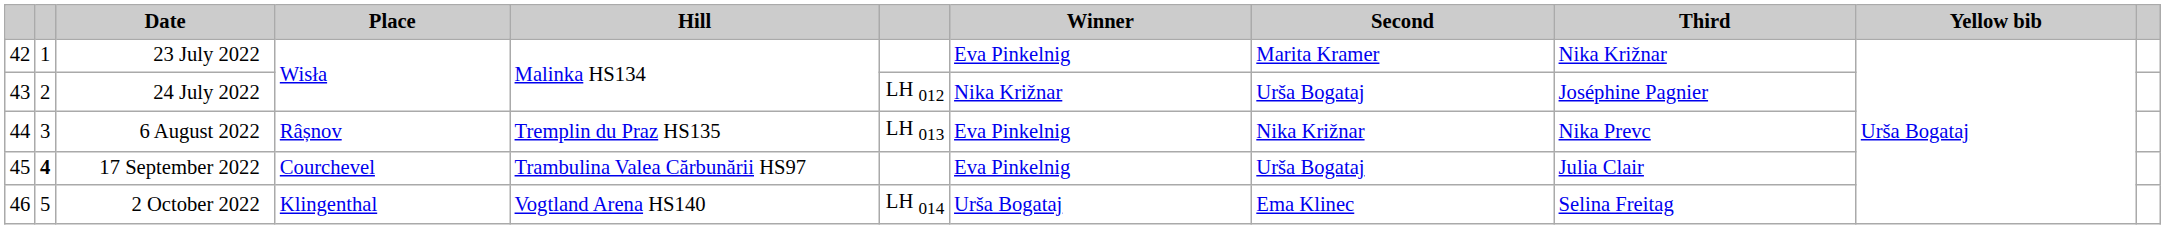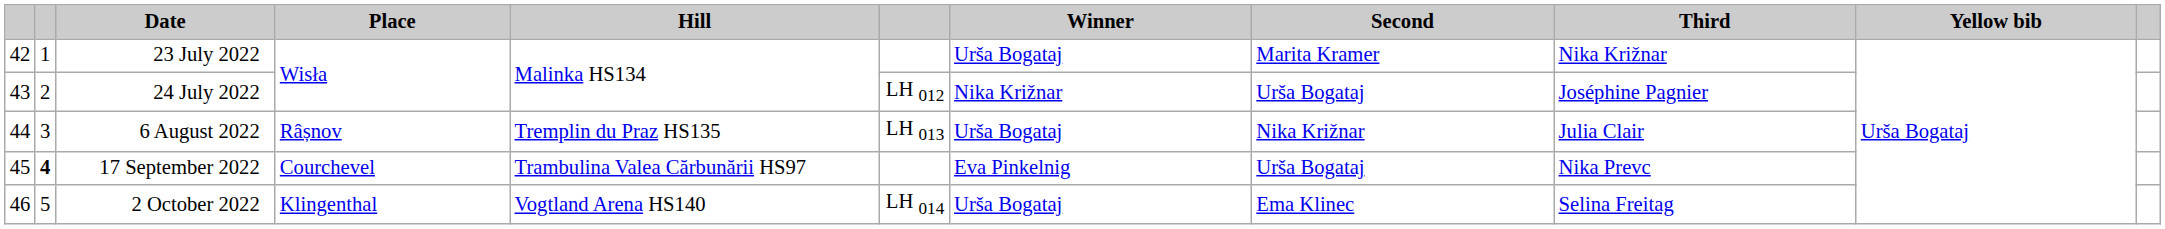(1012, 54) Eva Pinkelnig -> (1008, 54) Urša Bogataj
(1012, 130) Eva Pinkelnig -> (1008, 130) Urša Bogataj
(1605, 130) Nika Prevc -> (1601, 130) Julia Clair
(1601, 167) Julia Clair -> (1605, 167) Nika Prevc
